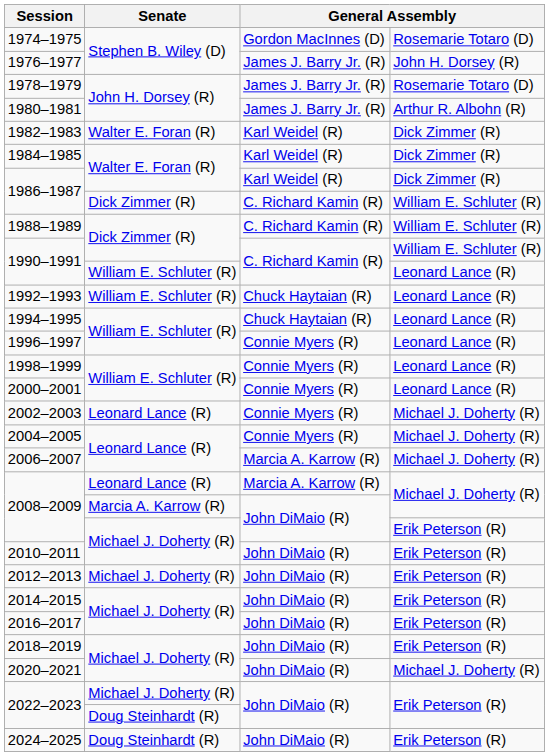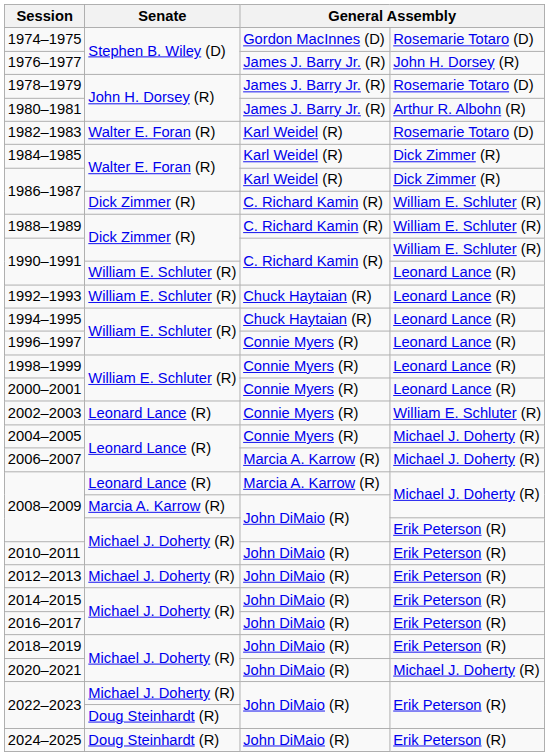(447, 132) Dick Zimmer (R) -> (463, 132) Rosemarie Totaro (D)
(466, 413) Michael J. Doherty (R) -> (467, 413) William E. Schluter (R)
